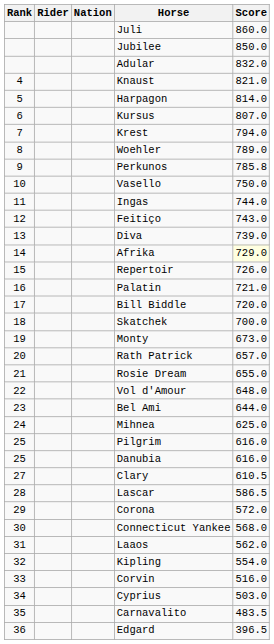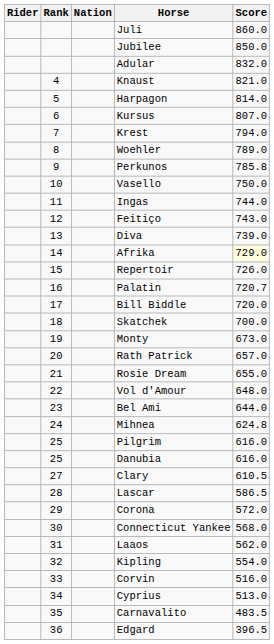columns swapped: (20, 13) <-> (53, 13)
(251, 288) 721.0 -> (251, 288) 720.7
(251, 425) 625.0 -> (251, 425) 624.8
(251, 596) 503.0 -> (251, 596) 513.0
